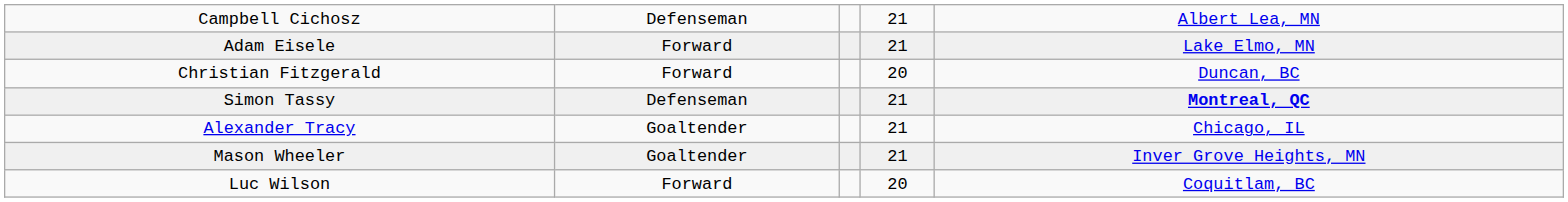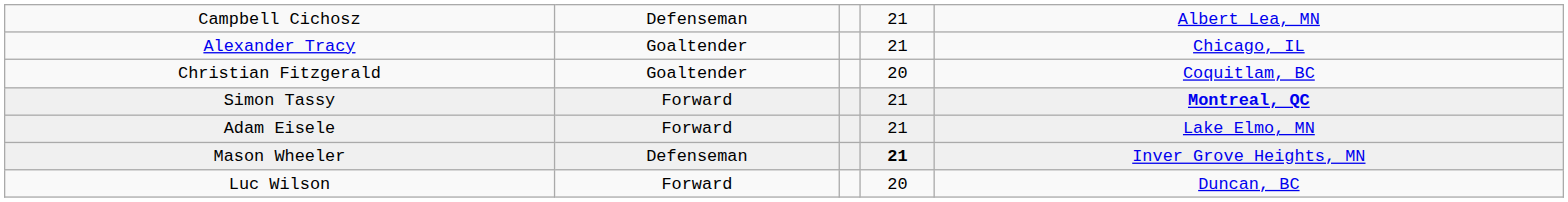rows swapped: (279, 46) <-> (279, 129)
(697, 74) Forward -> (697, 74) Goaltender
(1249, 74) Duncan, BC -> (1249, 74) Coquitlam, BC
(697, 101) Defenseman -> (697, 101) Forward
(697, 156) Goaltender -> (697, 156) Defenseman
(897, 156) normal -> (897, 156) bold
(1249, 184) Coquitlam, BC -> (1249, 184) Duncan, BC
